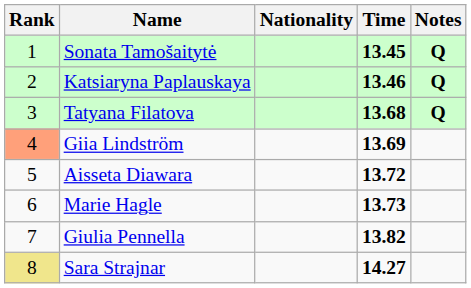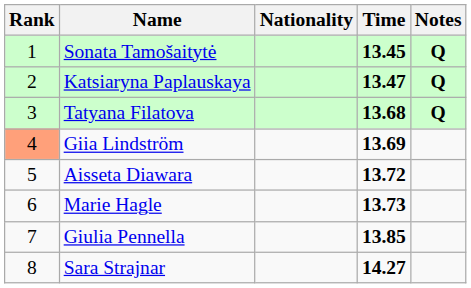(384, 81) 13.46 -> (384, 81) 13.47
(384, 236) 13.82 -> (384, 236) 13.85
(32, 267) khaki background -> (32, 267) no background
